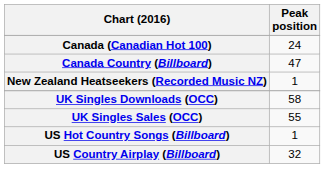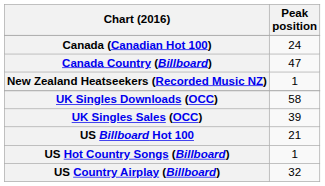(295, 117) 55 -> (295, 117) 39
+ row: (137, 136)
